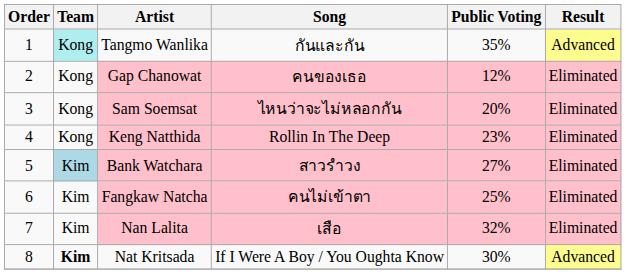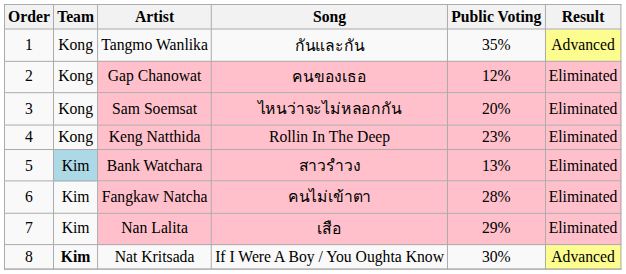(76, 45) paleturquoise background -> (76, 45) no background
(496, 165) 27% -> (496, 165) 13%
(496, 197) 25% -> (496, 197) 28%
(496, 228) 32% -> (496, 228) 29%
